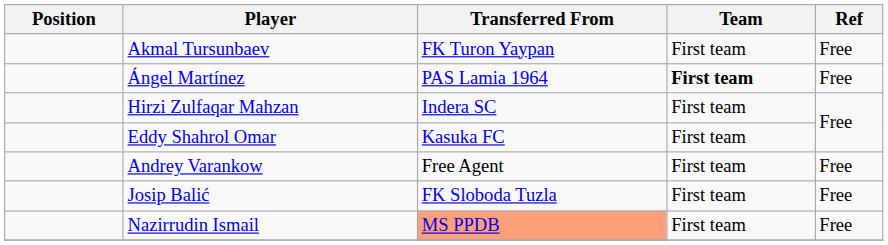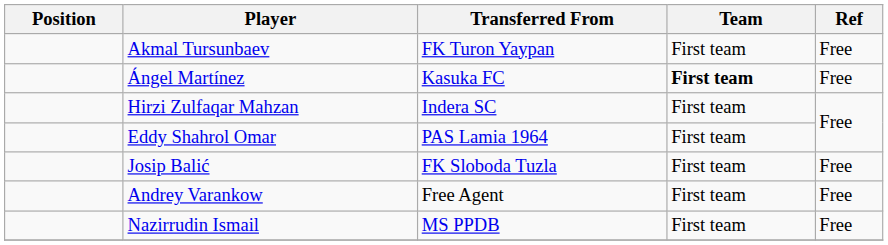(485, 78) PAS Lamia 1964 -> (463, 78) Kasuka FC
(463, 136) Kasuka FC -> (485, 136) PAS Lamia 1964
rows swapped: (169, 195) <-> (195, 166)
(461, 225) lightsalmon background -> (461, 225) no background
